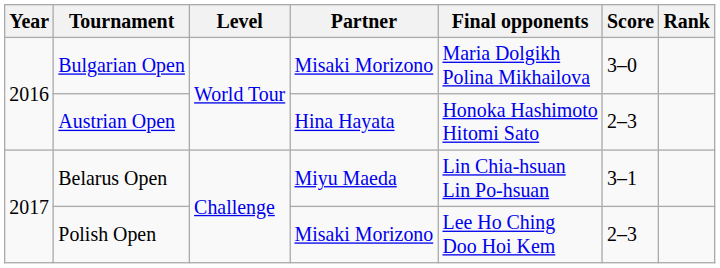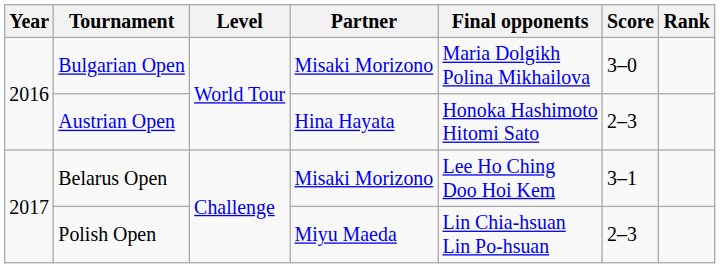(346, 178) Miyu Maeda -> (364, 178) Misaki Morizono
(504, 178) Lin Chia-hsuan Lin Po-hsuan -> (499, 178) Lee Ho Ching Doo Hoi Kem
(364, 234) Misaki Morizono -> (346, 234) Miyu Maeda
(499, 234) Lee Ho Ching Doo Hoi Kem -> (504, 234) Lin Chia-hsuan Lin Po-hsuan
